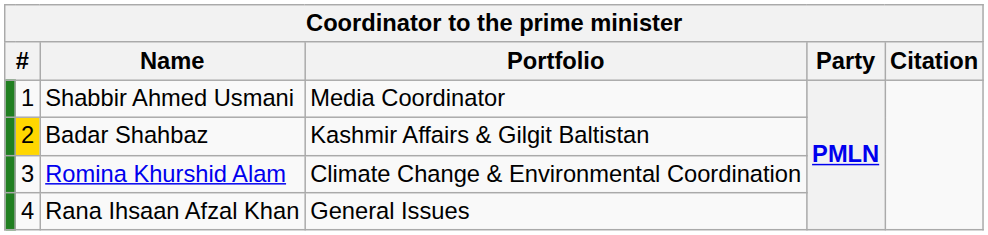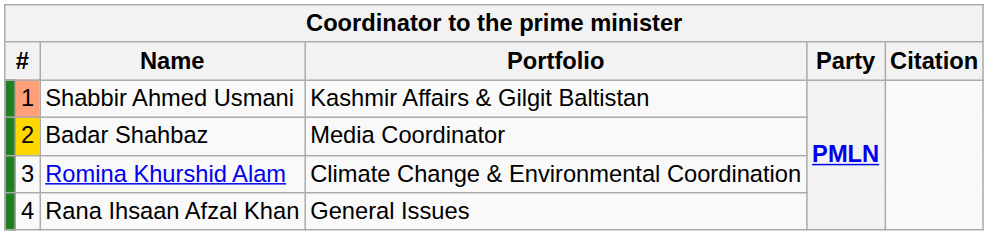(28, 98) no background -> (28, 98) lightsalmon background
(408, 98) Media Coordinator -> (480, 98) Kashmir Affairs & Gilgit Baltistan
(480, 135) Kashmir Affairs & Gilgit Baltistan -> (408, 135) Media Coordinator
